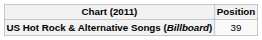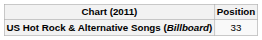(236, 27) 39 -> (236, 27) 33
